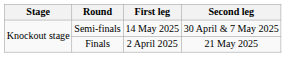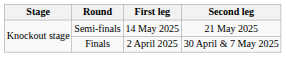(231, 28) 30 April & 7 May 2025 -> (231, 28) 21 May 2025
(231, 44) 21 May 2025 -> (231, 44) 30 April & 7 May 2025
